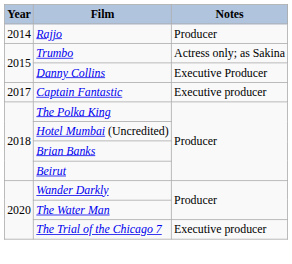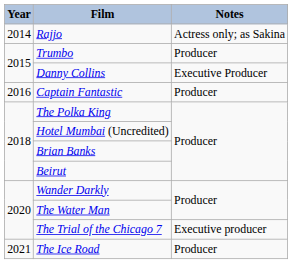(195, 34) Producer -> (230, 34) Actress only; as Sakina
(230, 53) Actress only; as Sakina -> (195, 53) Producer
(19, 92) 2017 -> (19, 92) 2016
(220, 92) Executive producer -> (195, 92) Producer
+ row: (68, 249)
